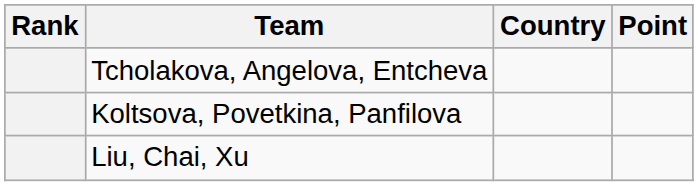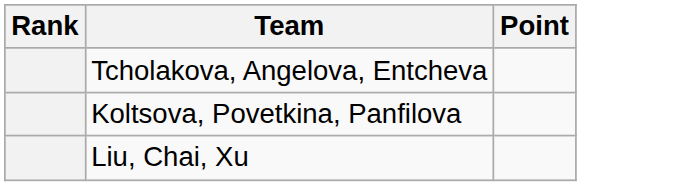- column: (553, 26)
